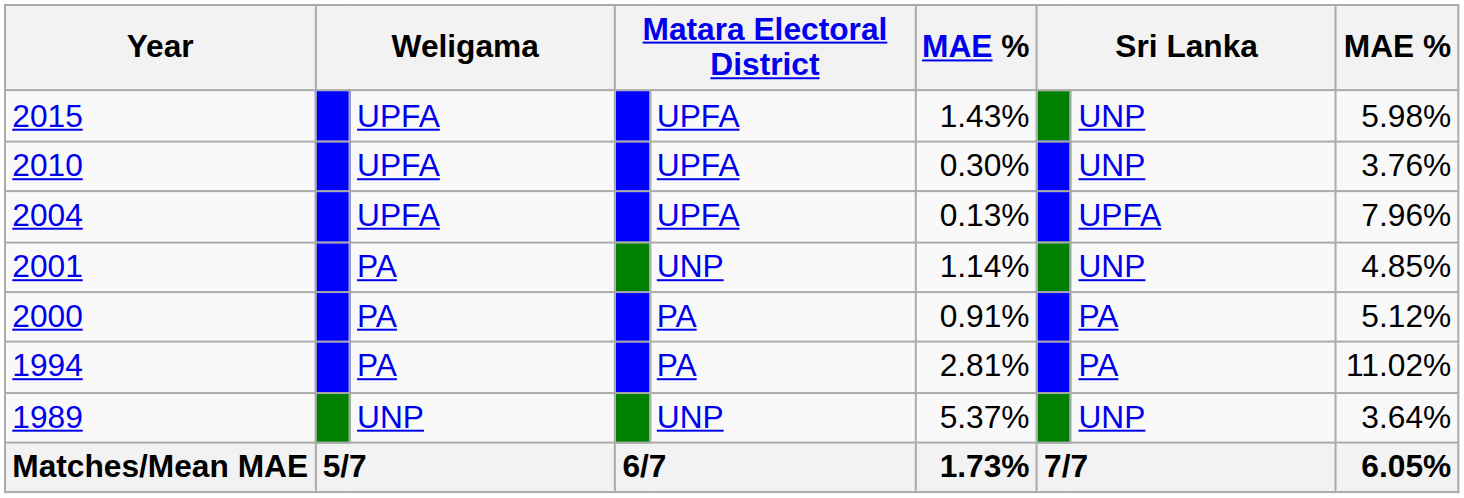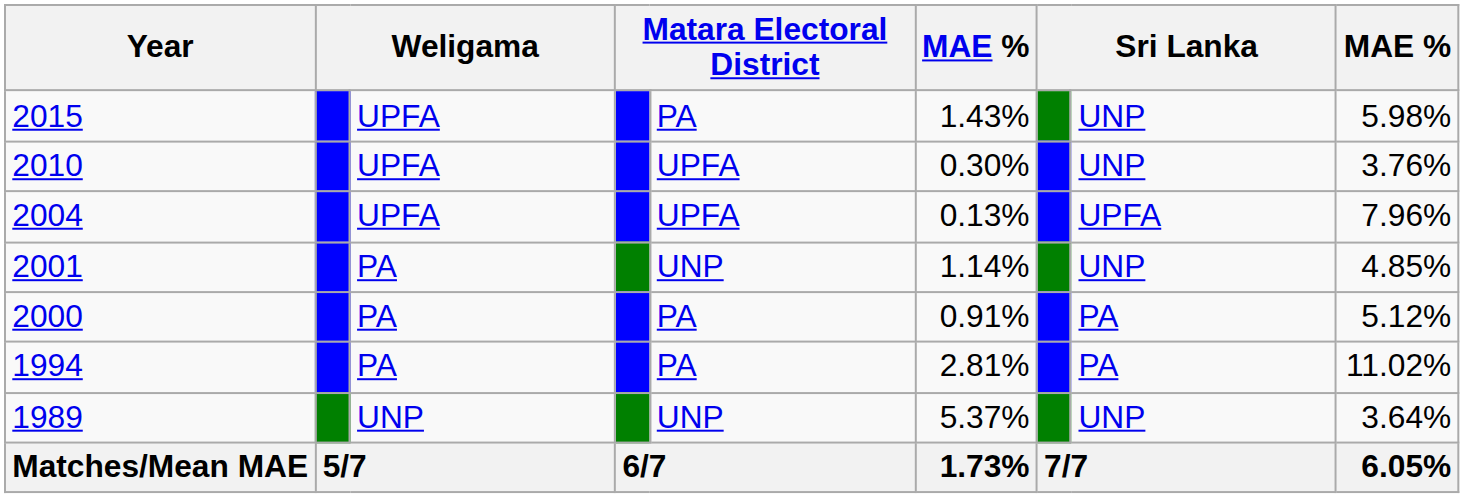(698, 115) UPFA -> (677, 115) PA
